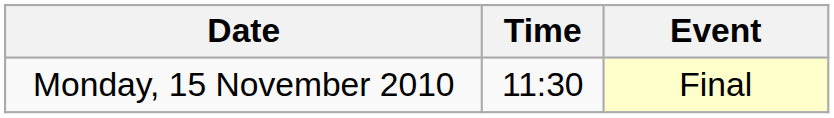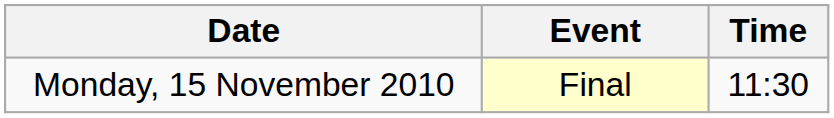columns swapped: (543, 31) <-> (716, 31)
